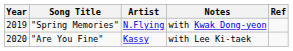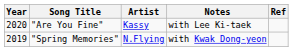rows swapped: (75, 25) <-> (67, 39)
